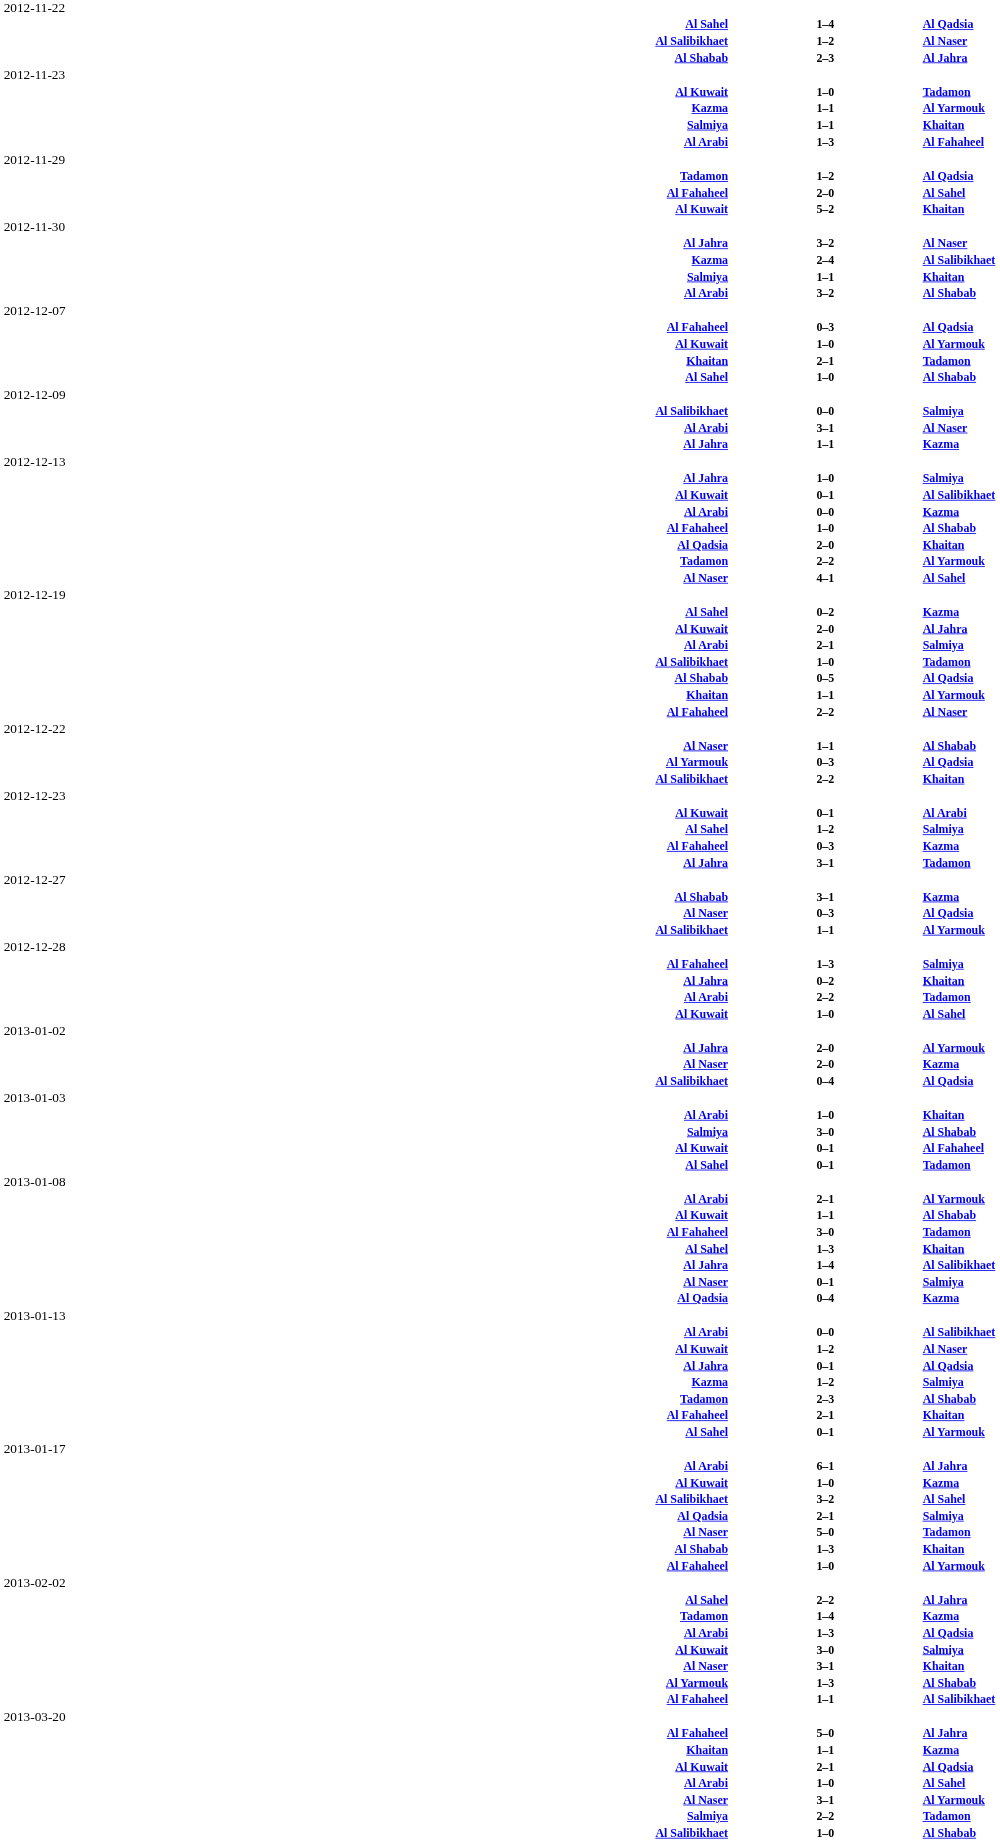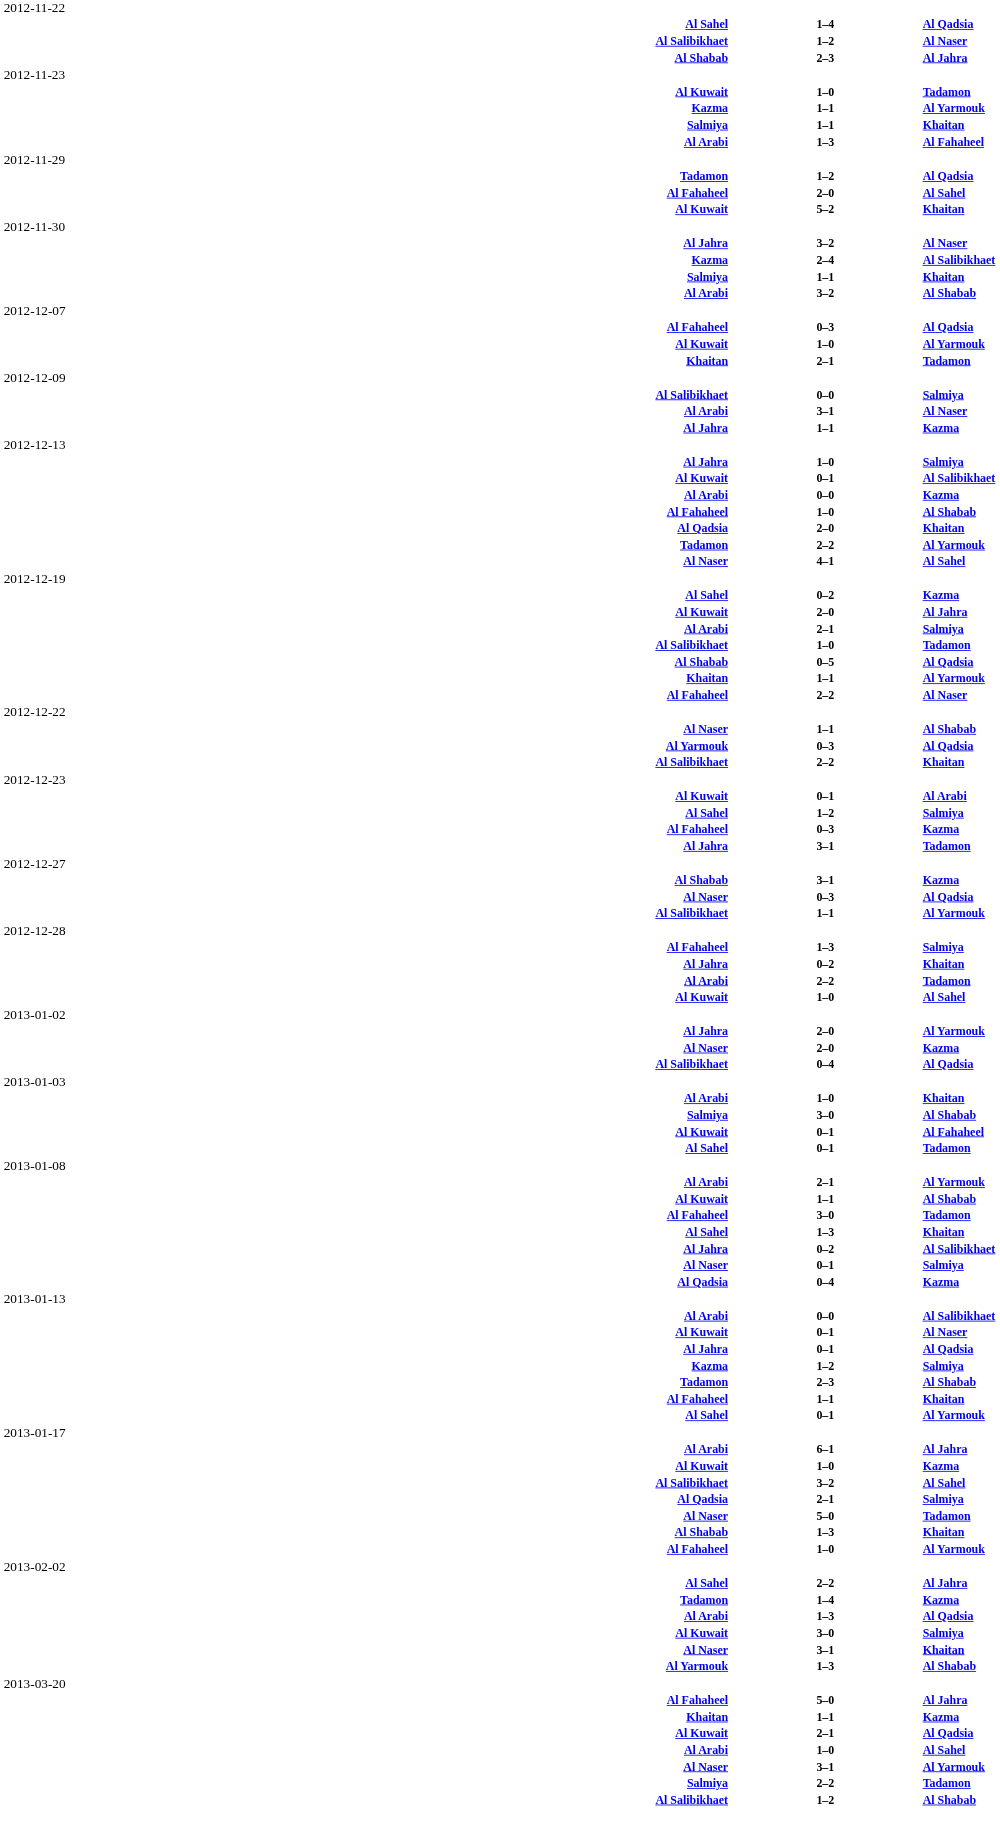- row: (707, 377)
(825, 1265) 1–4 -> (825, 1248) 0–2
(825, 1349) 1–2 -> (825, 1332) 0–1
(825, 1415) 2–1 -> (825, 1399) 1–1
- row: (697, 1699)
(825, 1833) 1–0 -> (825, 1800) 1–2
